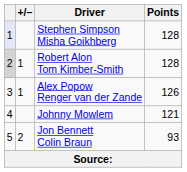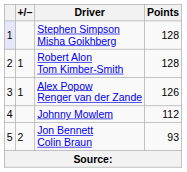(10, 64) lightgrey background -> (10, 64) no background
(170, 114) 121 -> (171, 114) 112
